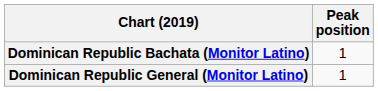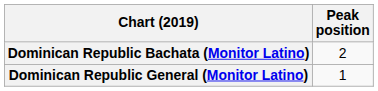(343, 53) 1 -> (343, 53) 2
